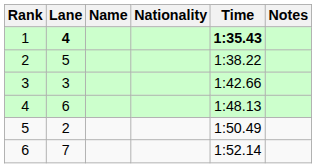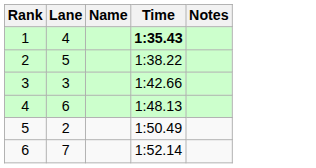- column: (171, 15)
(66, 38) bold -> (66, 38) normal
